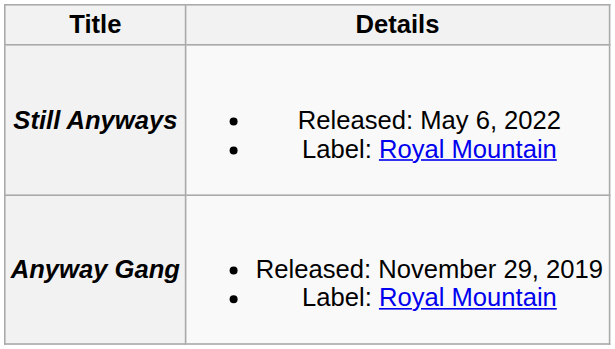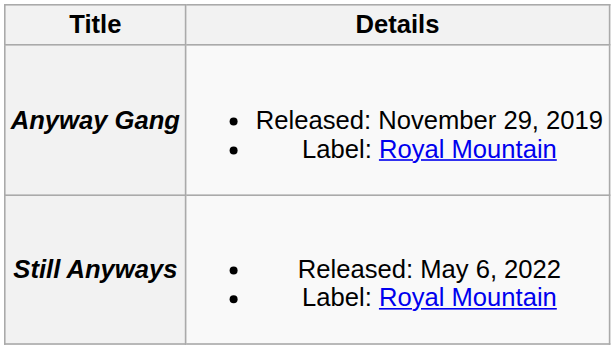rows swapped: (95, 269) <-> (95, 119)
